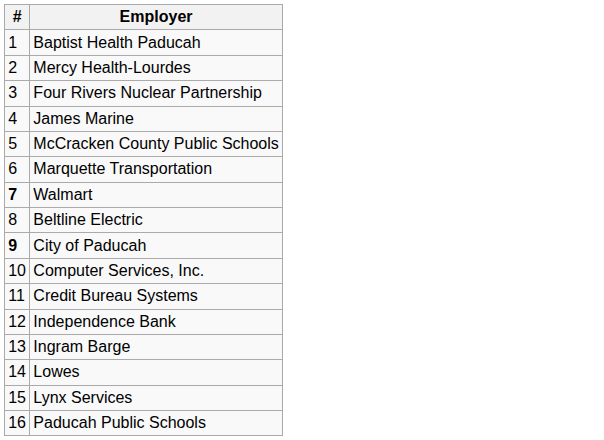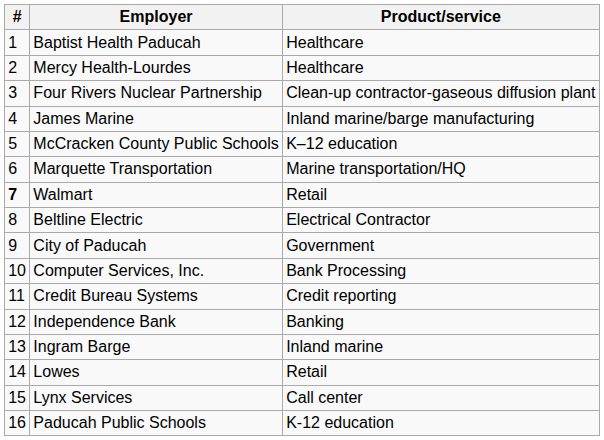+ column: (441, 17)
(13, 245) bold -> (13, 245) normal
